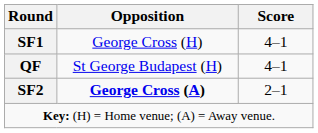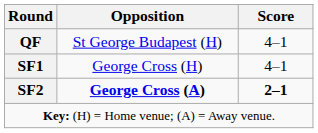rows swapped: (30, 66) <-> (30, 41)
(276, 90) normal -> (276, 90) bold
